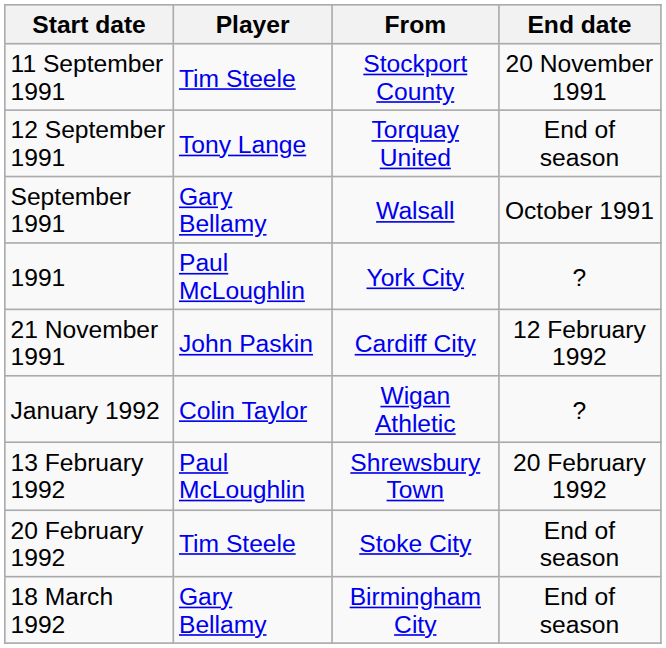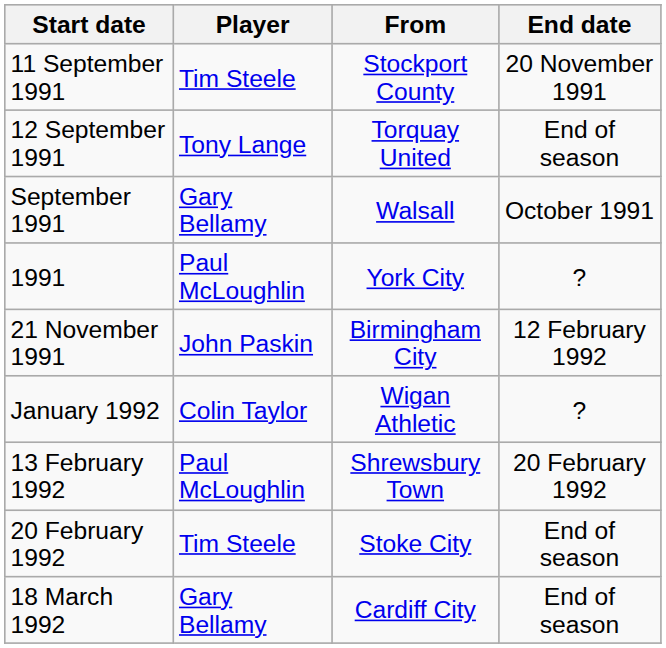(415, 343) Cardiff City -> (415, 343) Birmingham City
(415, 609) Birmingham City -> (415, 609) Cardiff City
